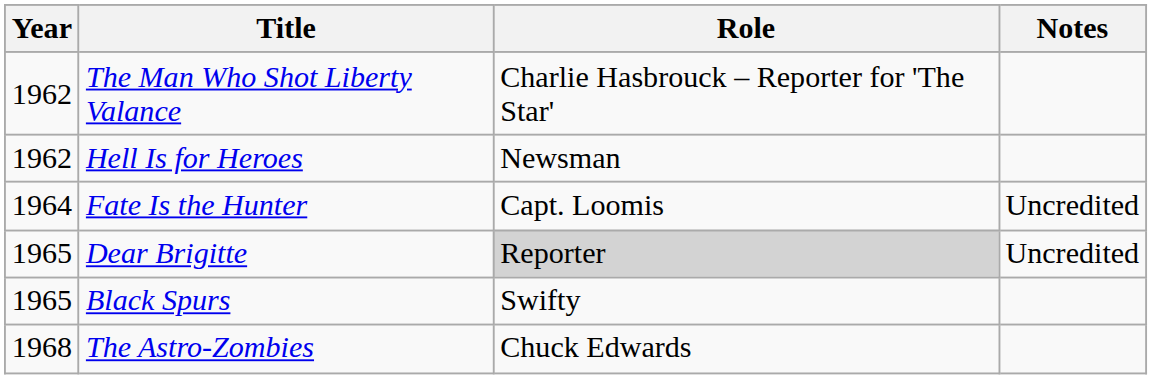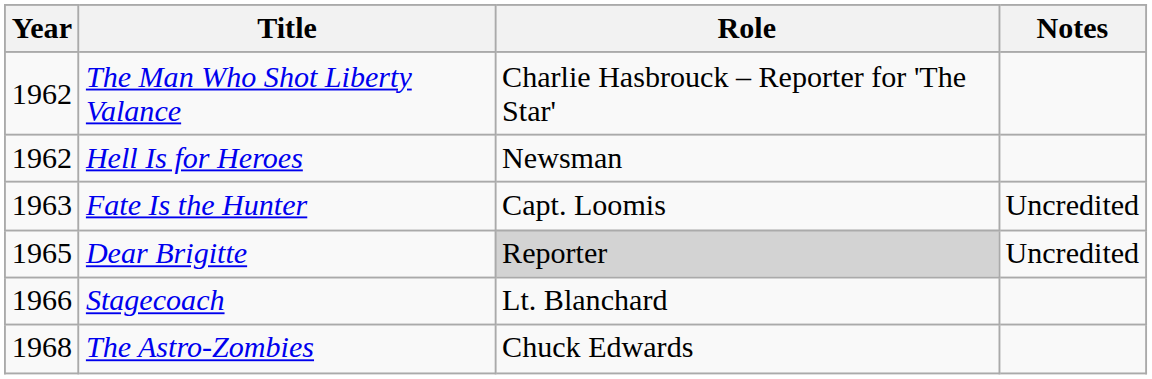(42, 205) 1964 -> (42, 205) 1963
- row: (158, 300)
+ row: (155, 300)
